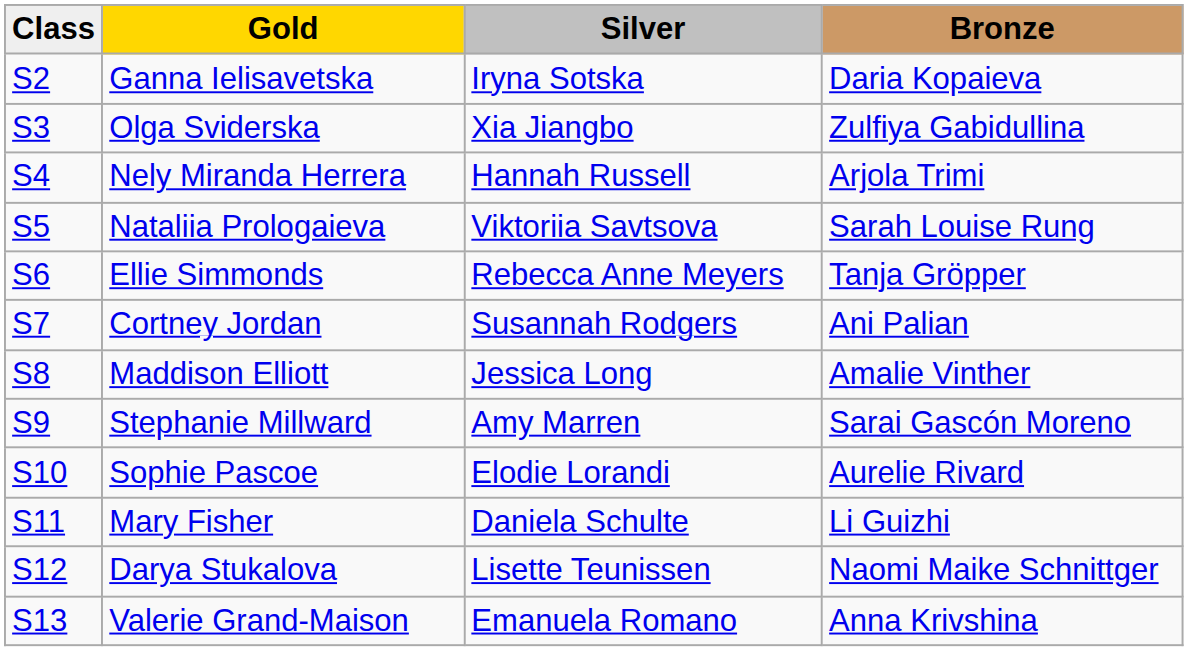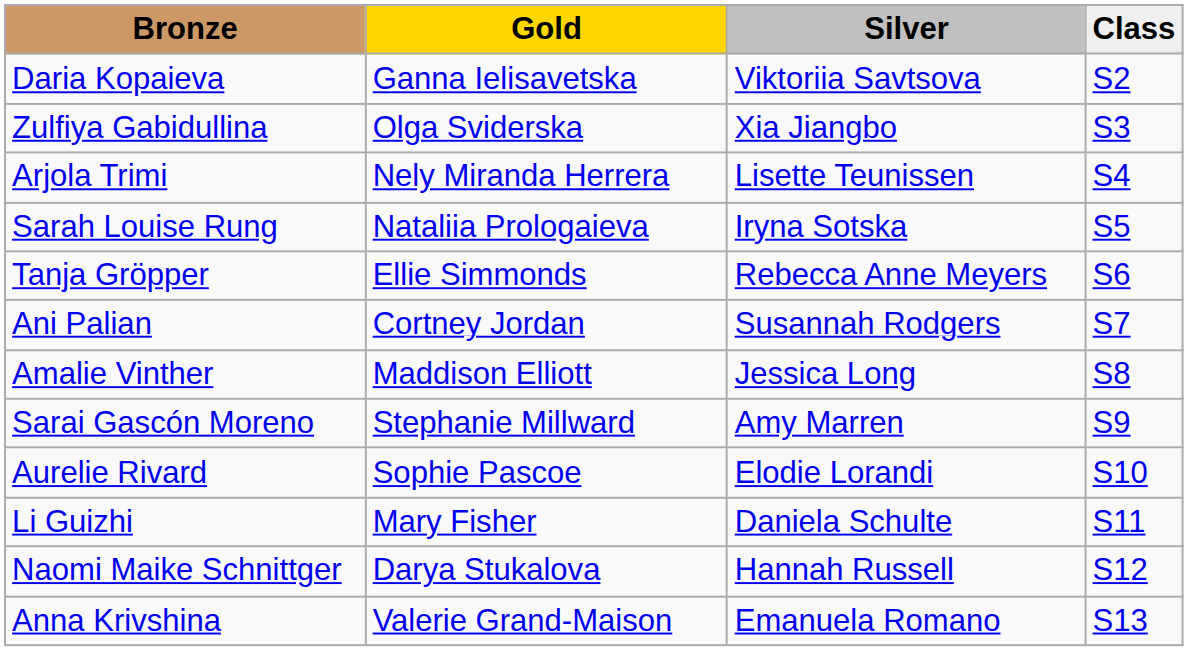columns swapped: (54, 29) <-> (1002, 29)
(558, 78) Iryna Sotska -> (858, 78) Viktoriia Savtsova
(581, 176) Hannah Russell -> (854, 176) Lisette Teunissen
(594, 226) Viktoriia Savtsova -> (821, 226) Iryna Sotska
(591, 570) Lisette Teunissen -> (844, 570) Hannah Russell
